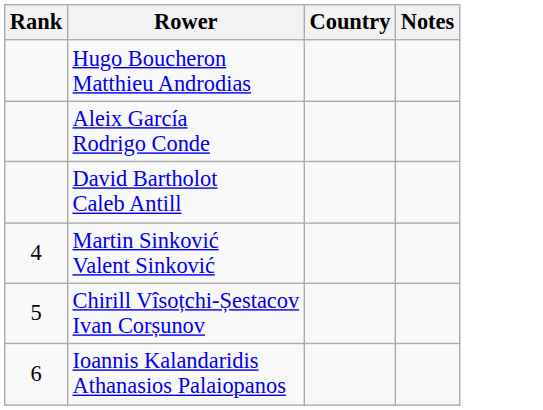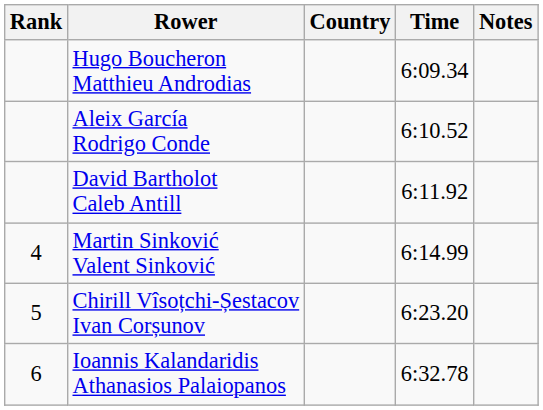+ column: (435, 22)
